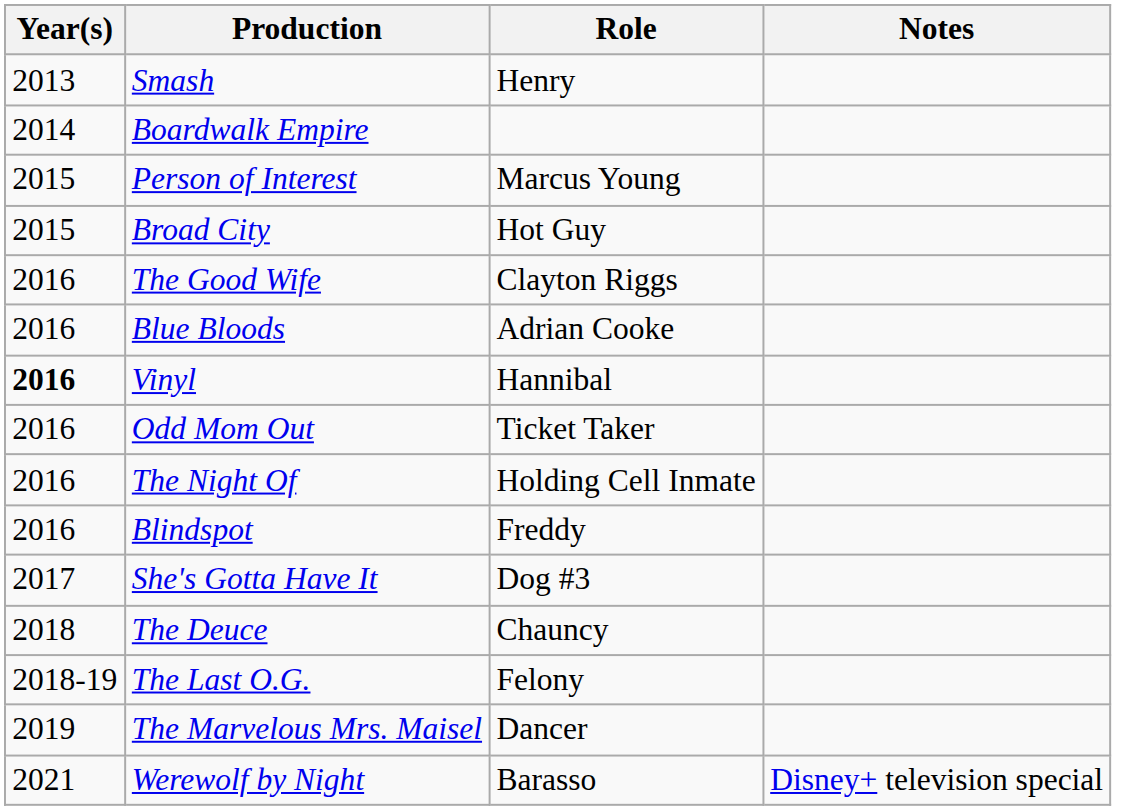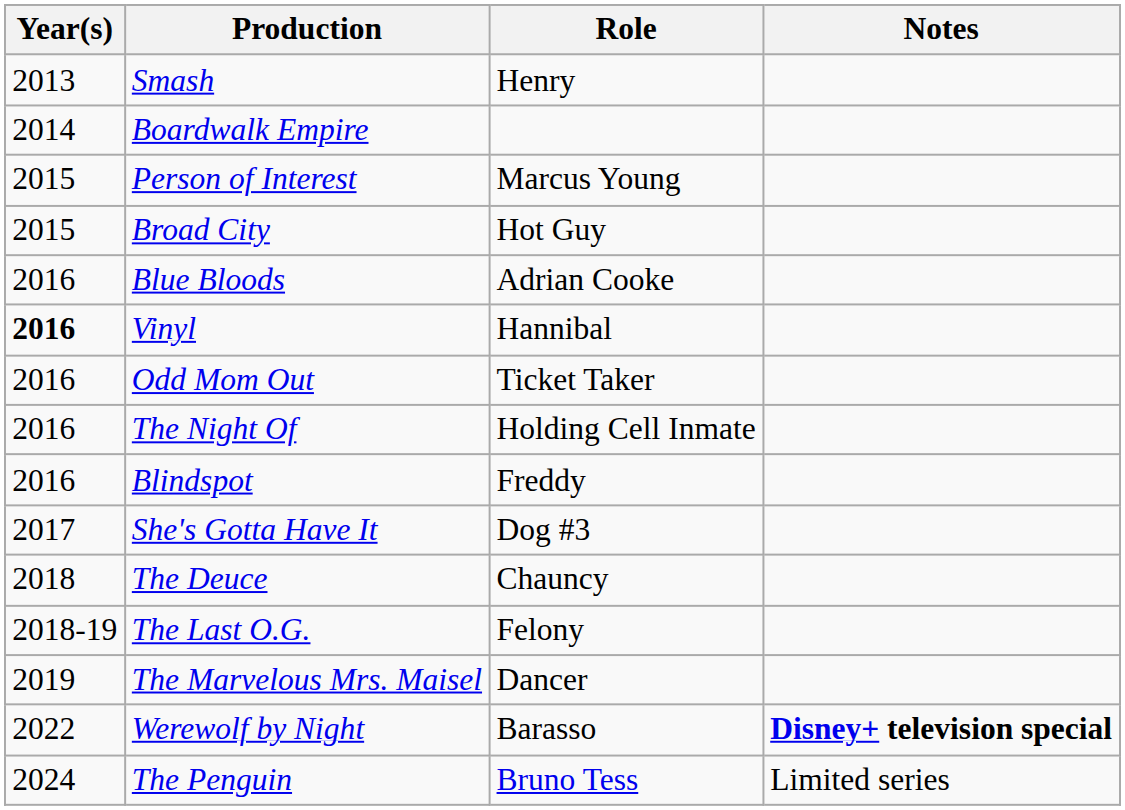- row: (226, 279)
(44, 779) 2021 -> (44, 729) 2022
(937, 779) normal -> (941, 729) bold
+ row: (212, 779)
